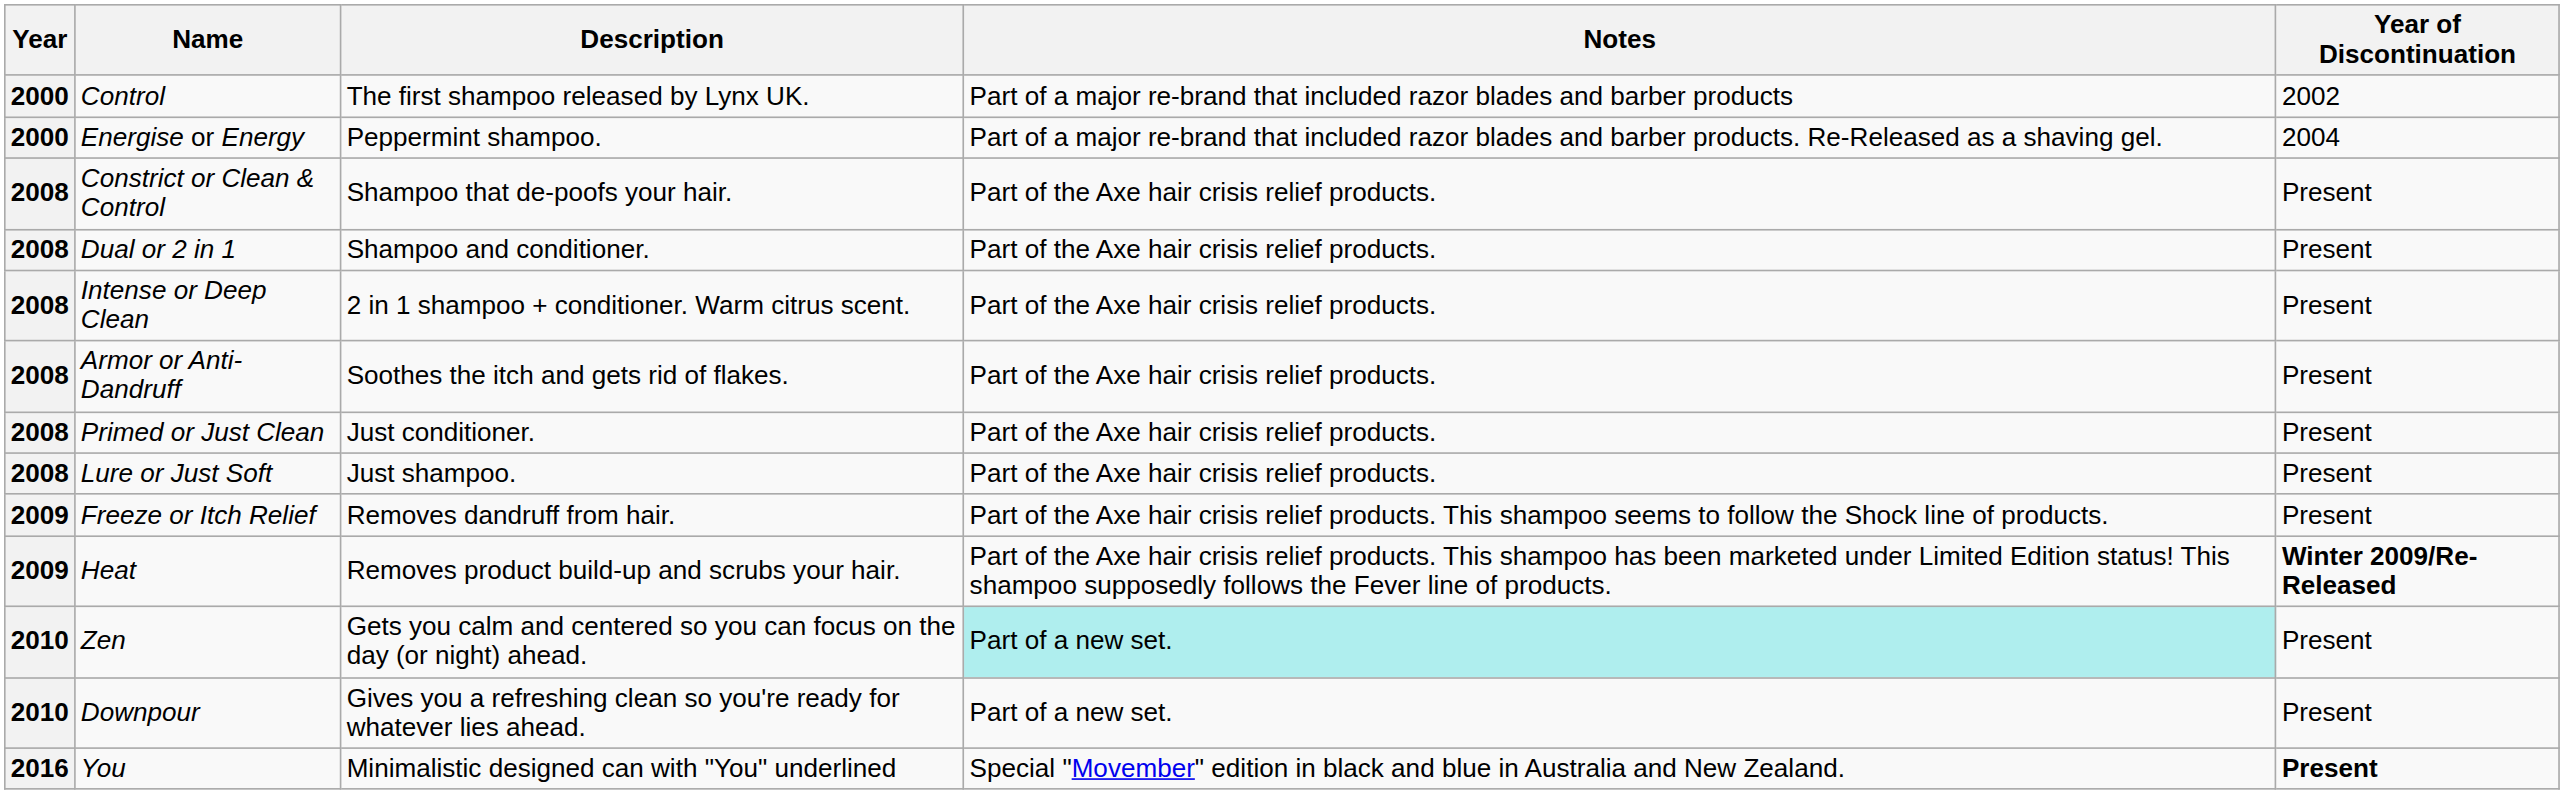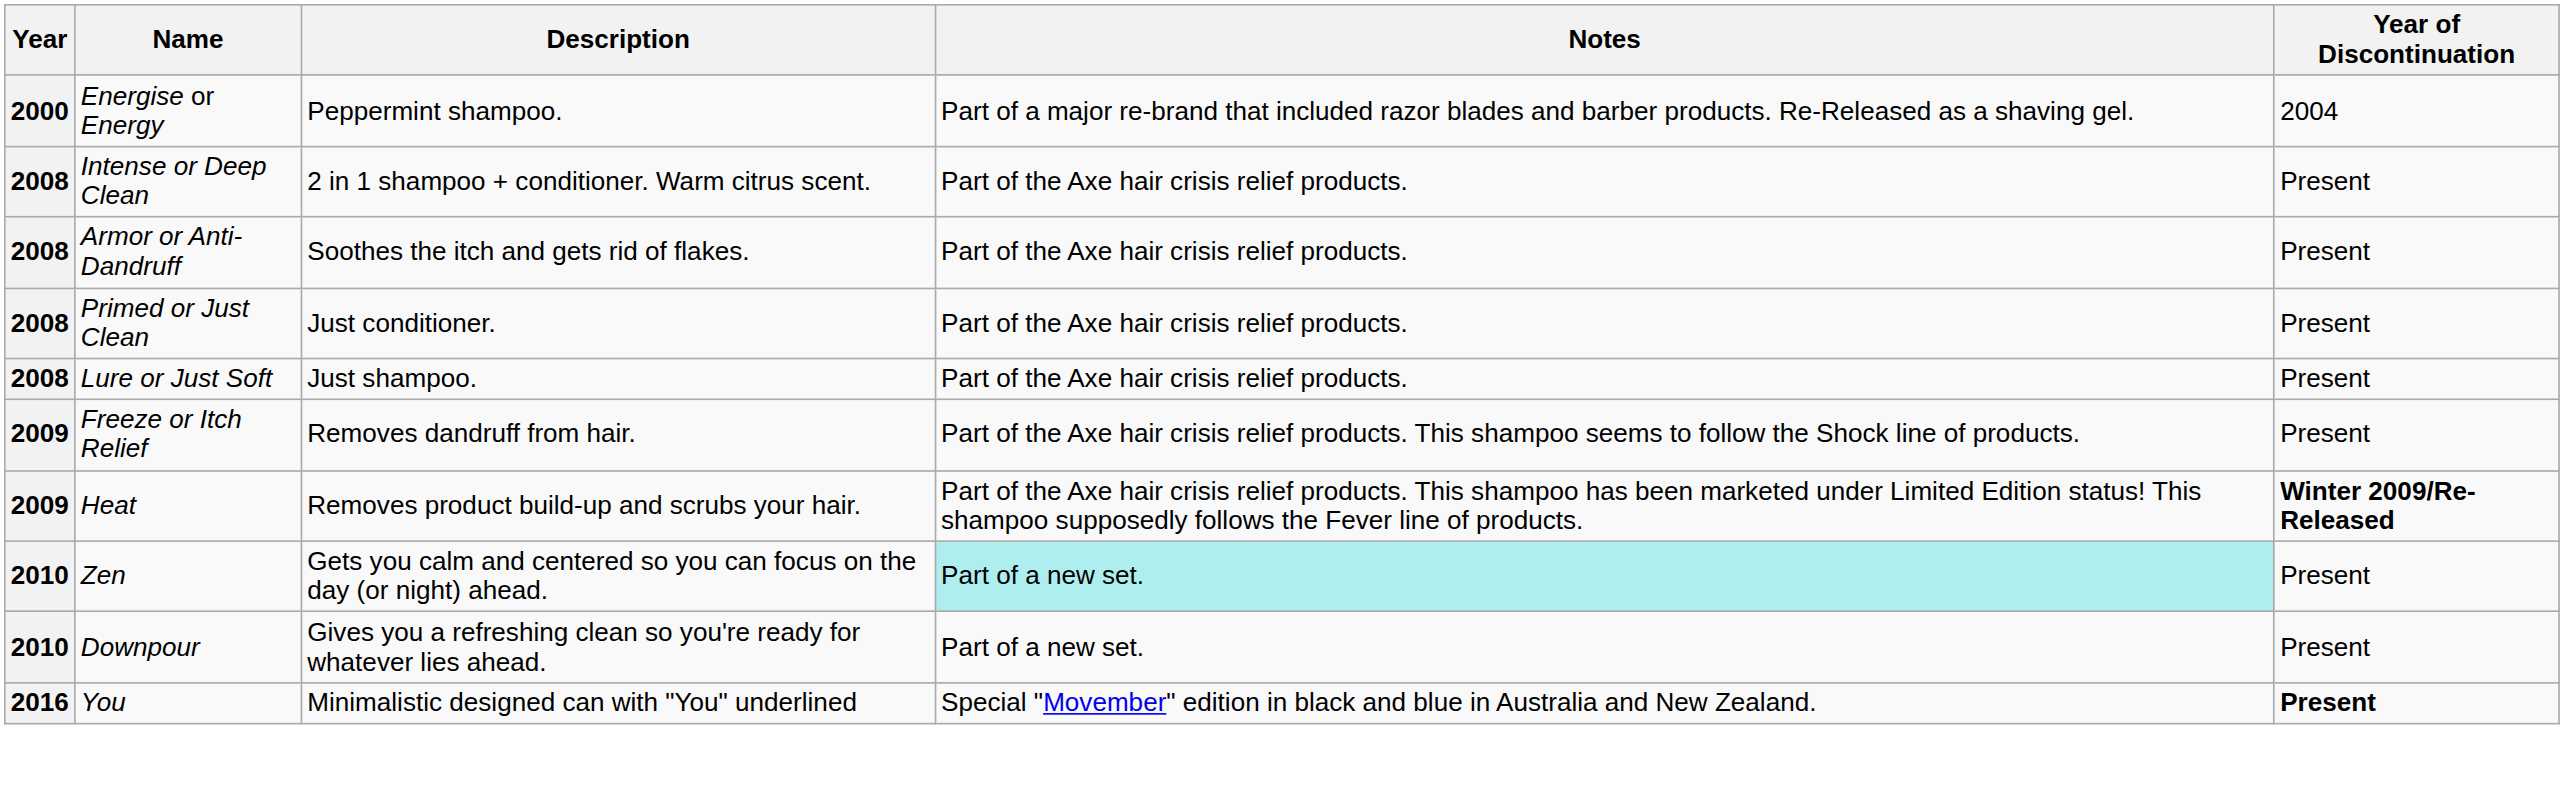- row: (123, 95)
- row: (198, 193)
- row: (158, 249)
